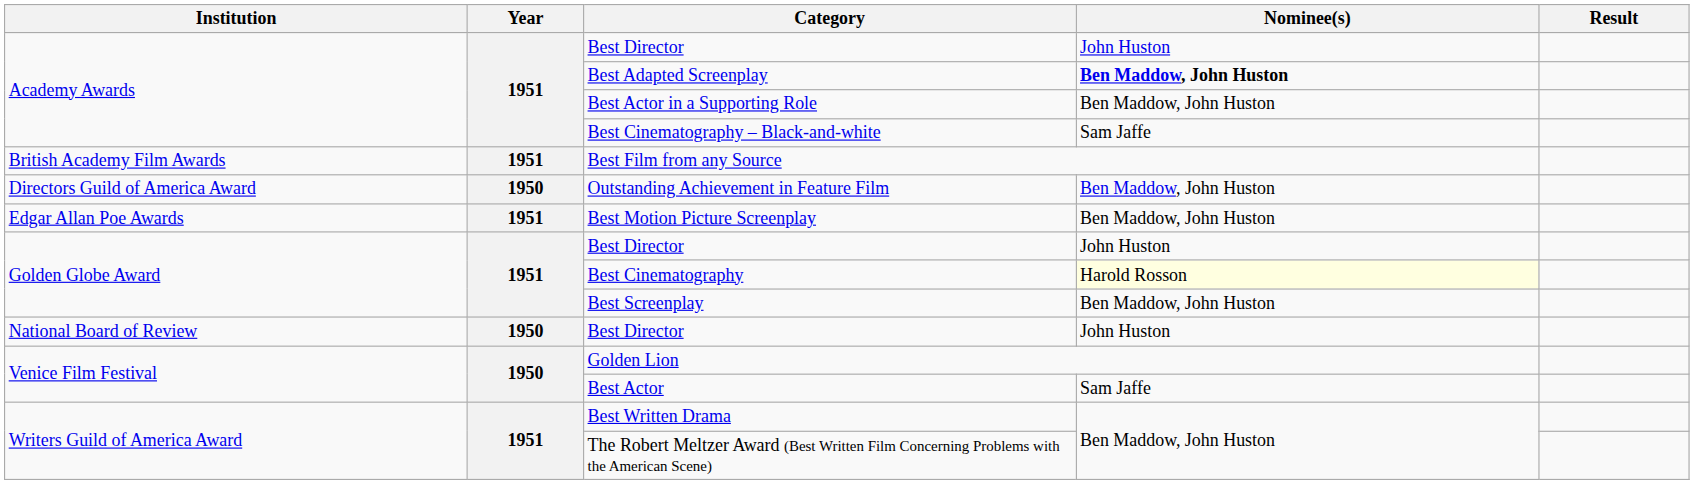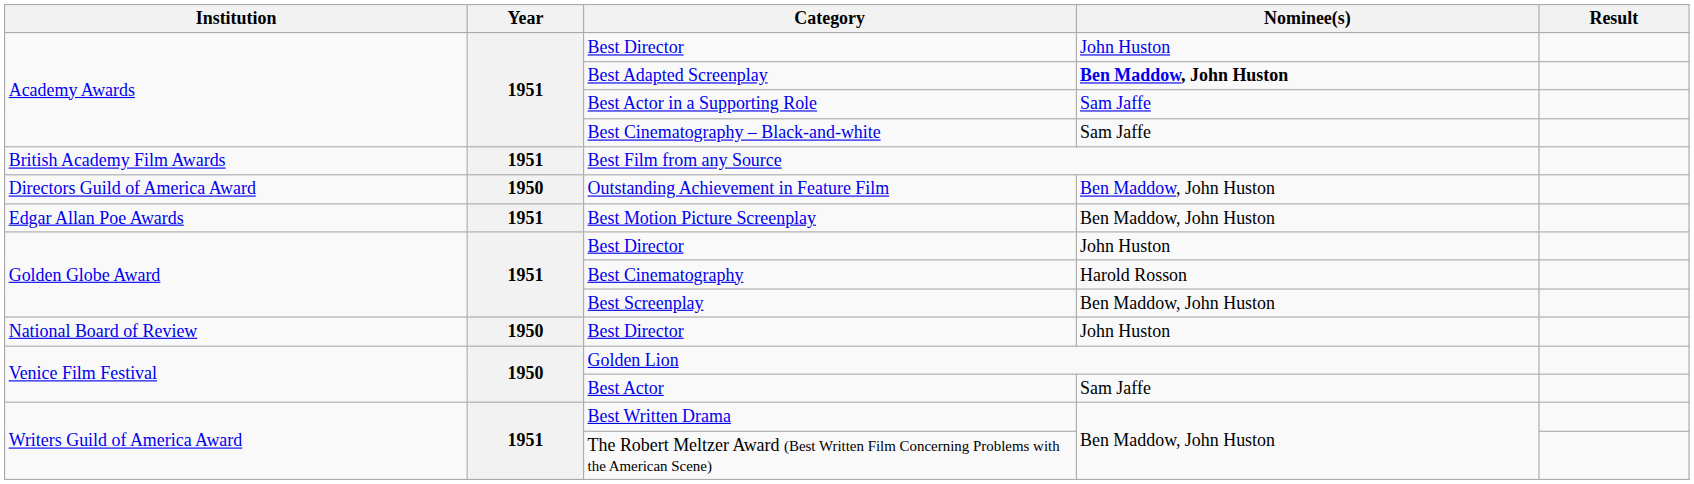(1178, 103) Ben Maddow, John Huston -> (1115, 103) Sam Jaffe
(1134, 274) lightyellow background -> (1134, 274) no background
